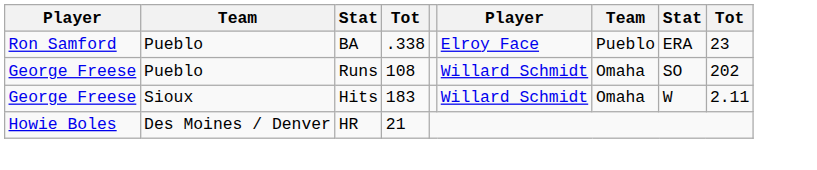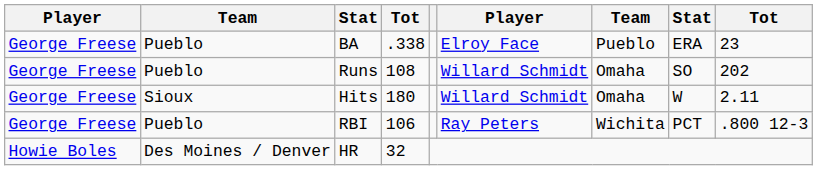(63, 45) Ron Samford -> (72, 45) George Freese
(401, 98) 183 -> (401, 98) 180
+ row: (353, 125)
(396, 125) 21 -> (396, 151) 32
